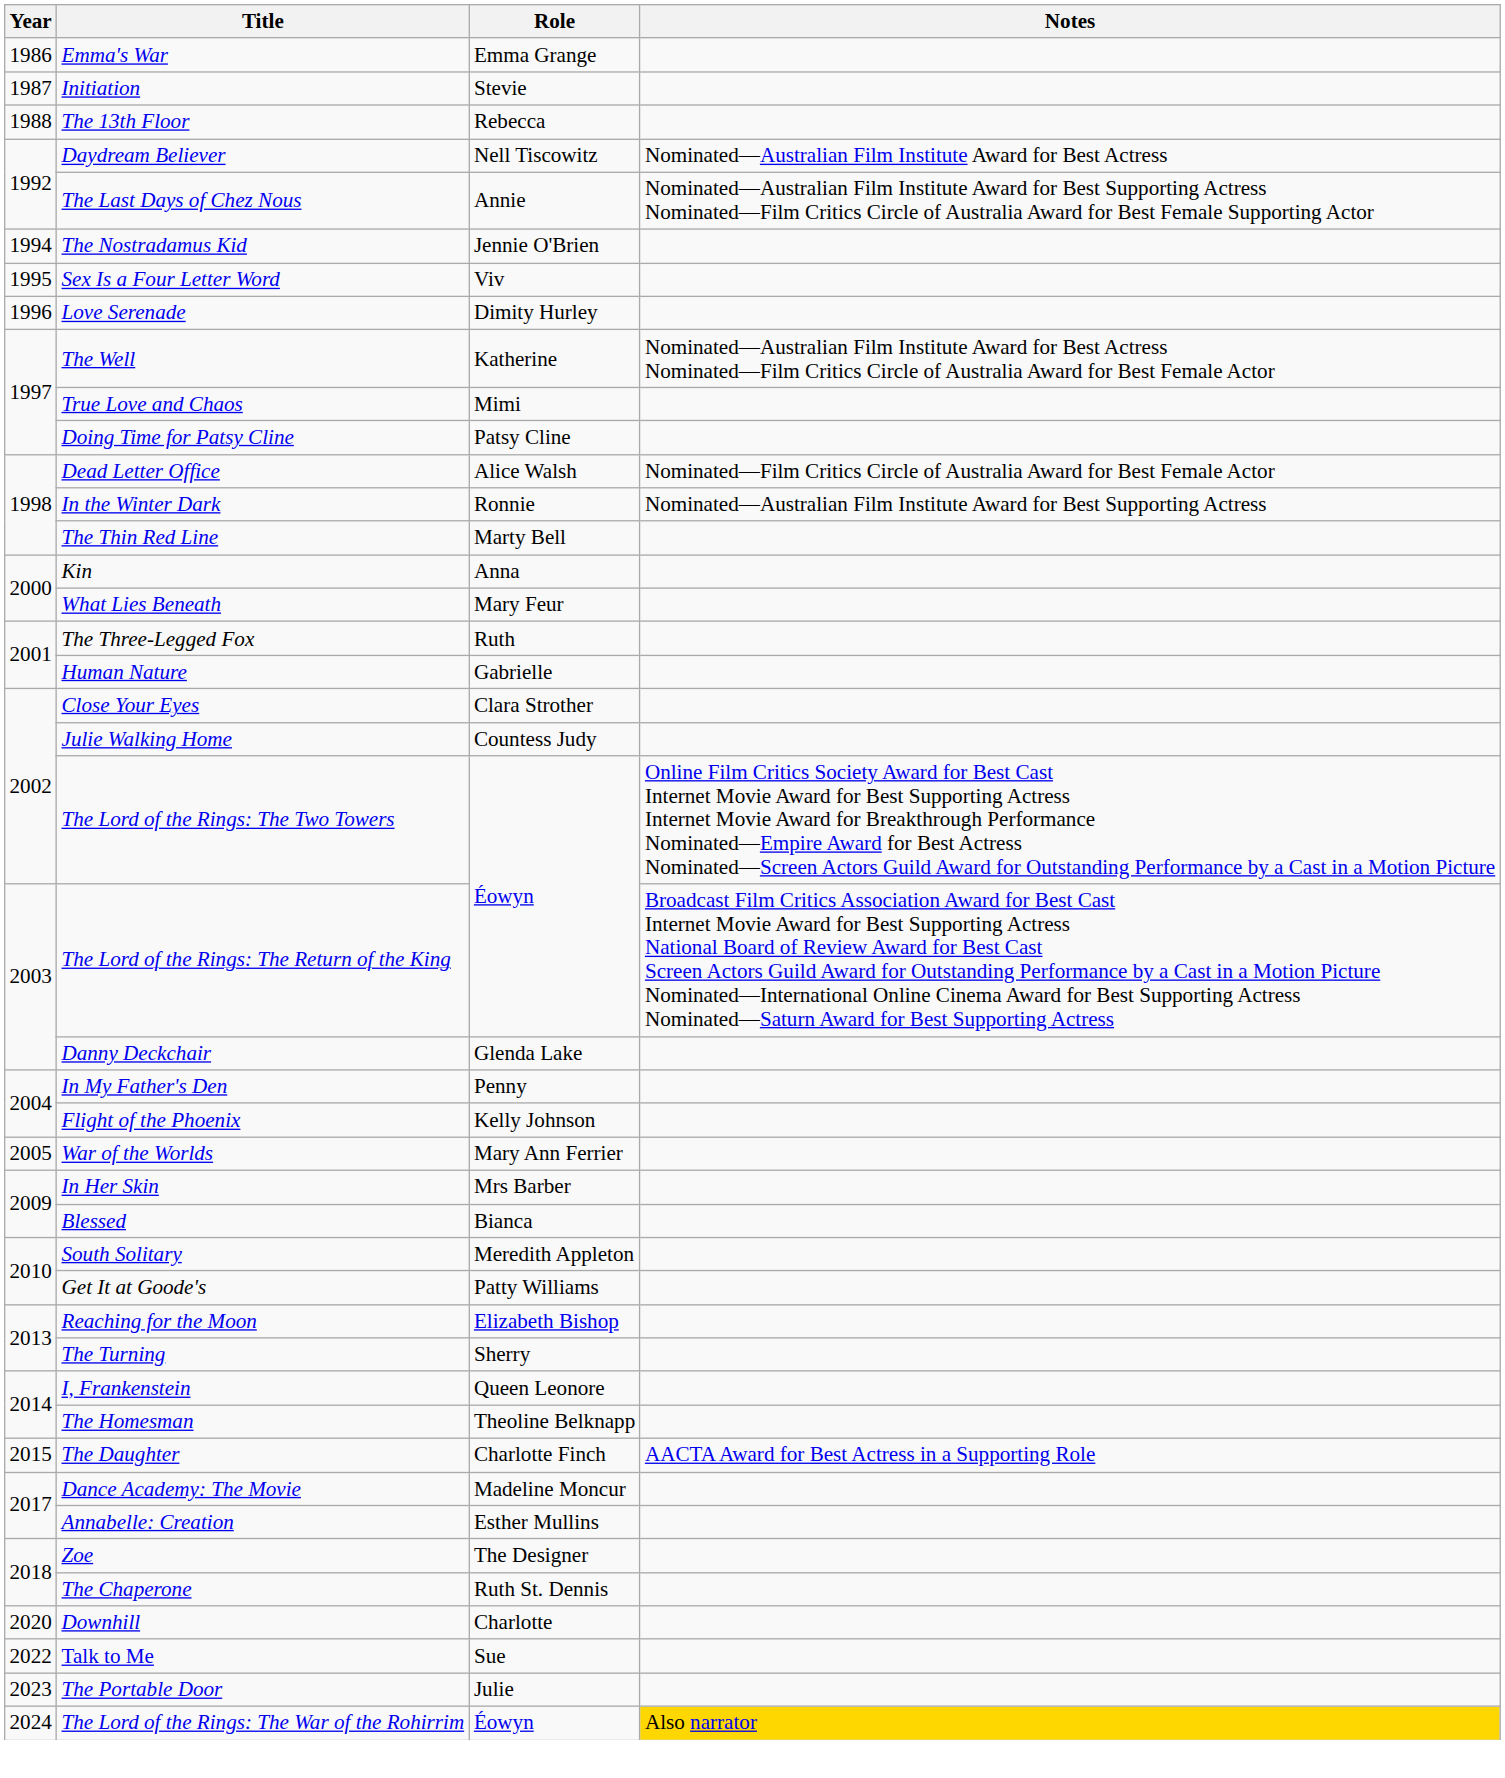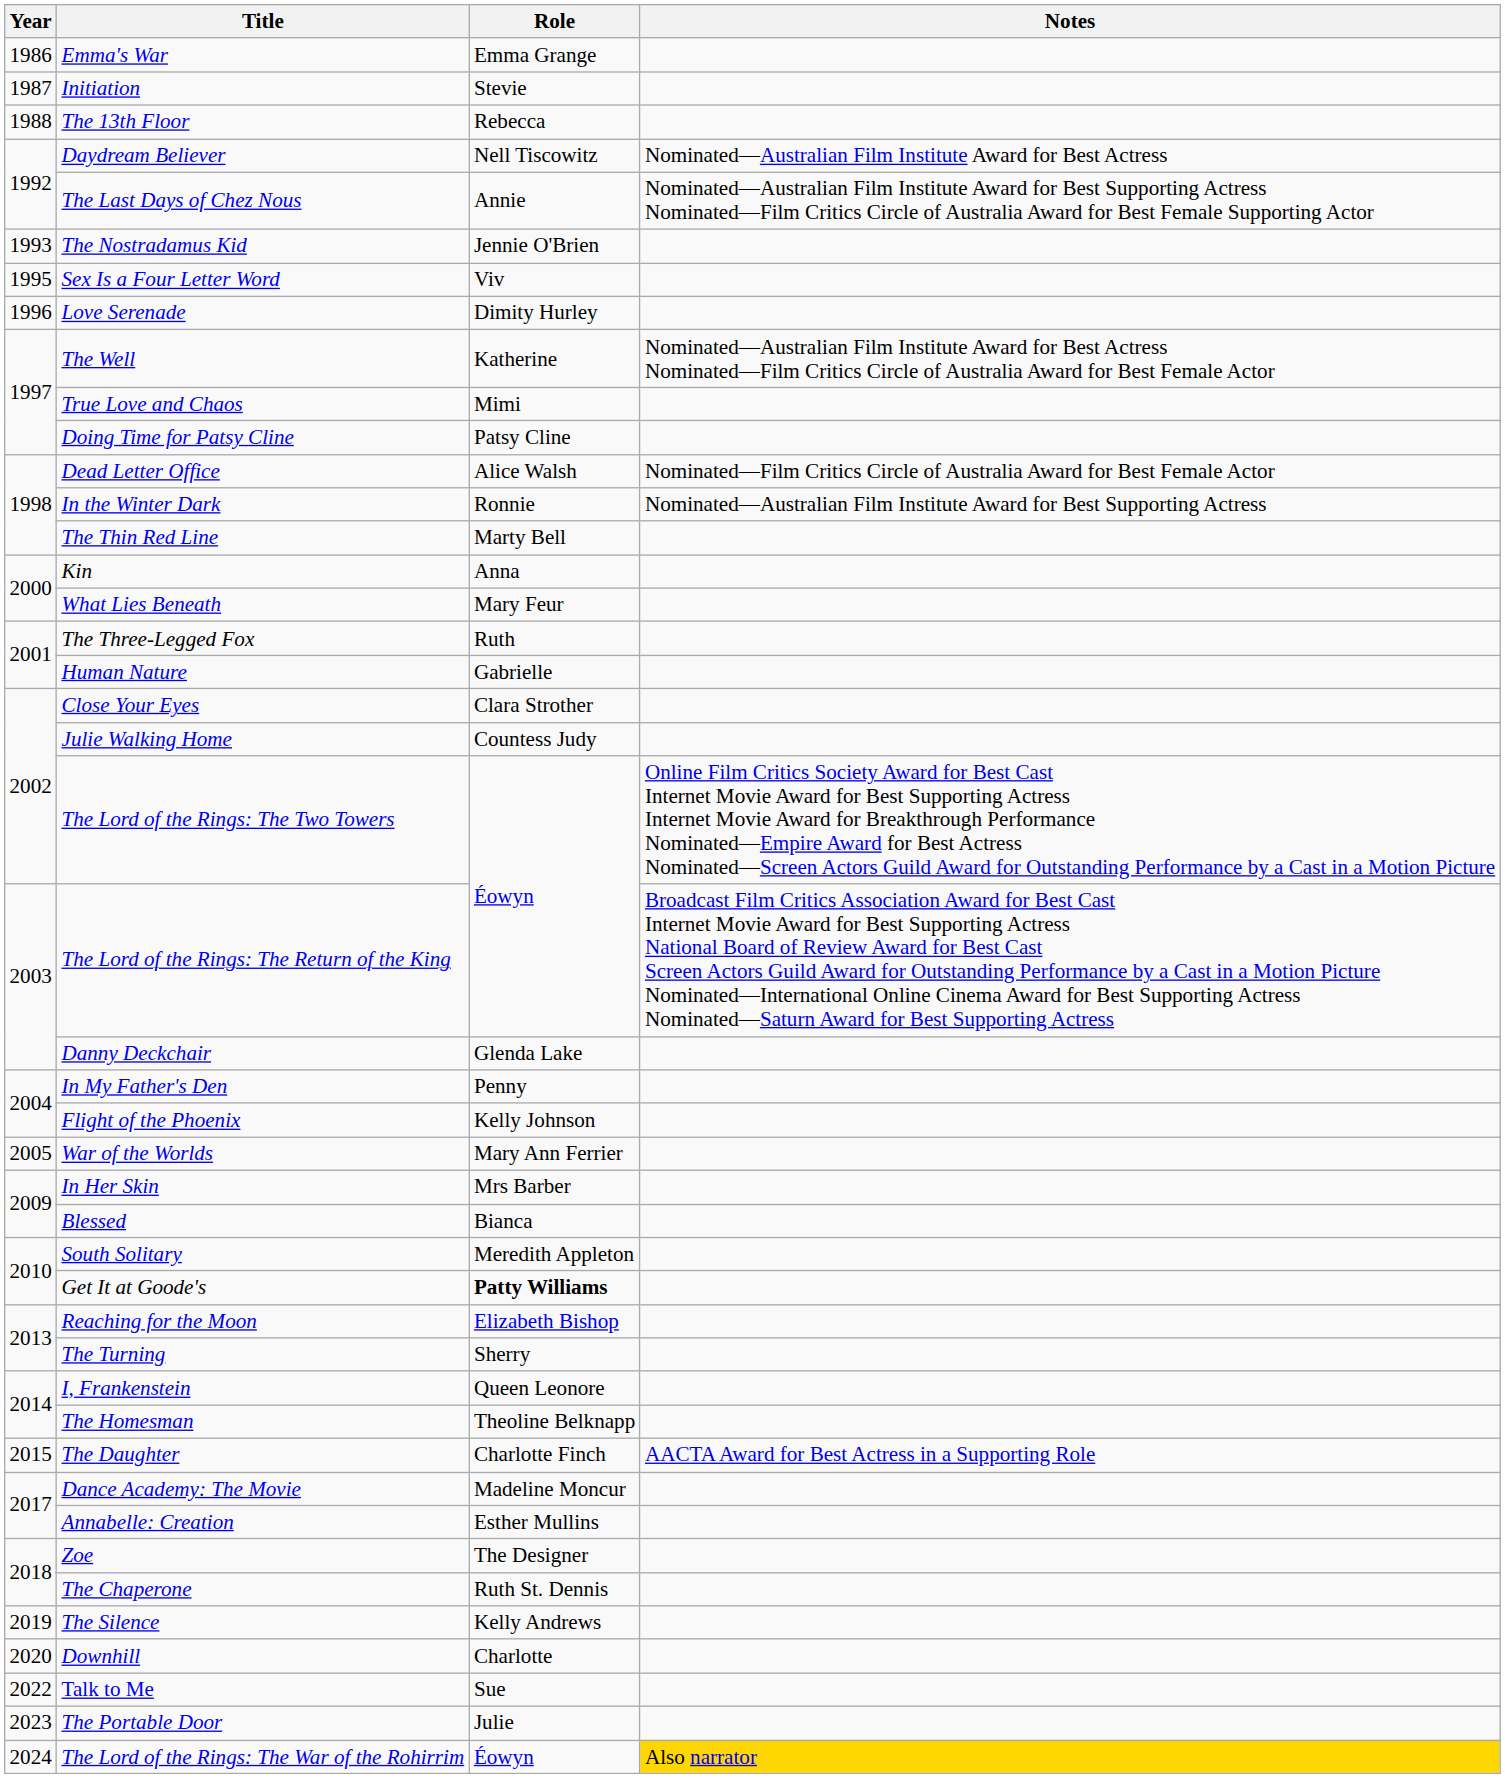(31, 245) 1994 -> (31, 245) 1993
(536, 1287) normal -> (541, 1287) bold
+ row: (110, 1622)
